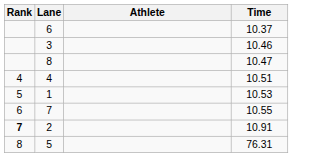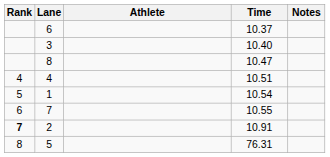+ column: (306, 12)
(259, 45) 10.46 -> (259, 45) 10.40
(259, 95) 10.53 -> (259, 95) 10.54
